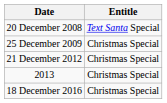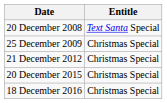- row: (44, 75)
+ row: (44, 75)
